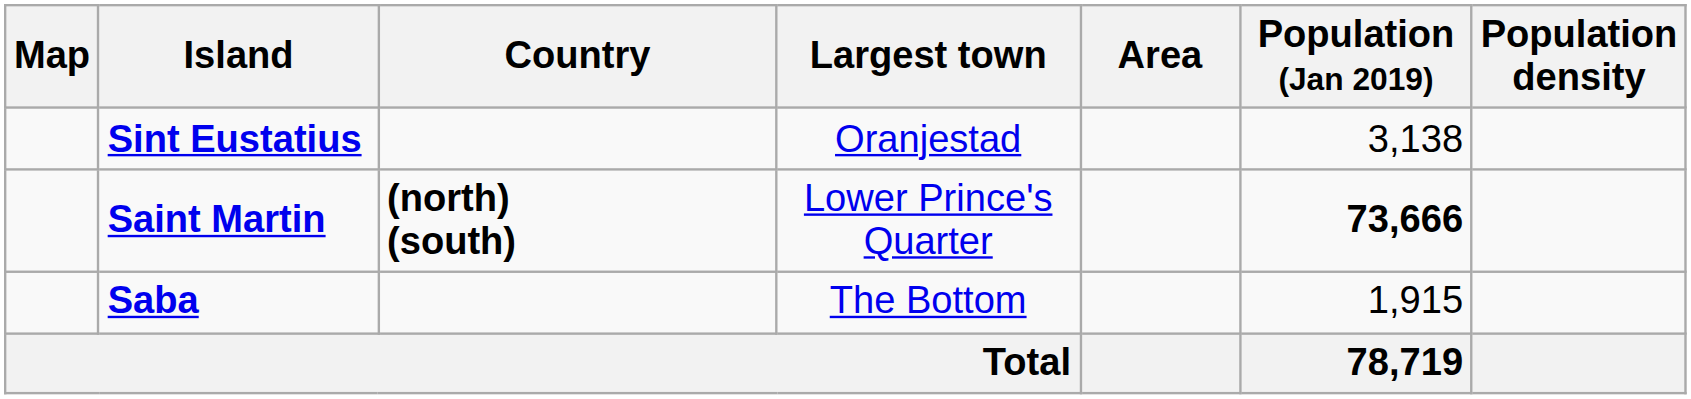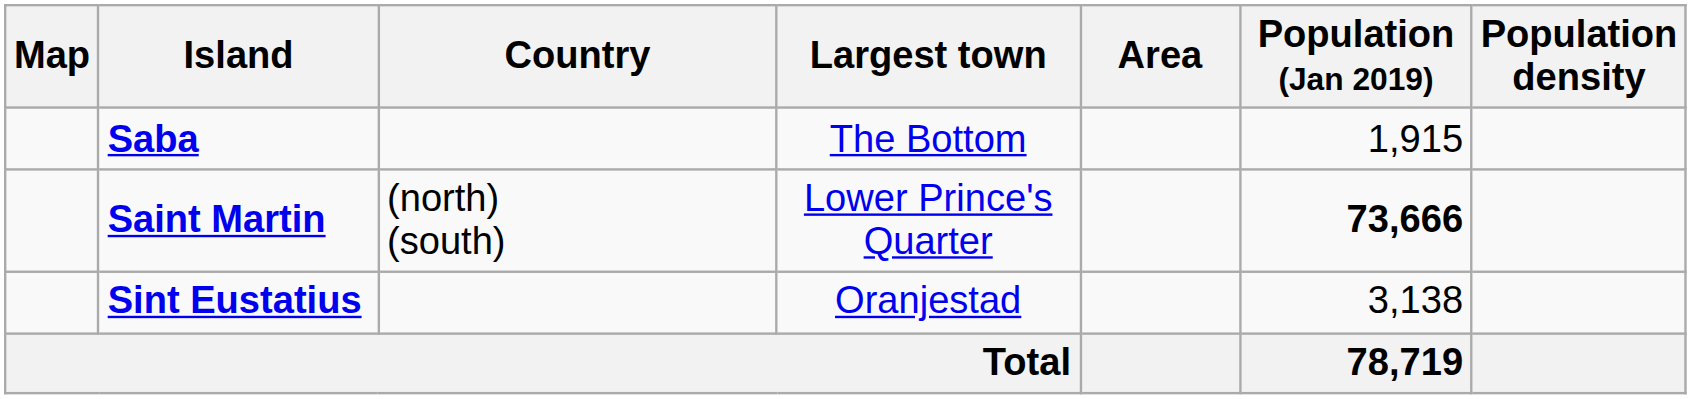rows swapped: (153, 301) <-> (235, 137)
(452, 219) bold -> (446, 219) normal
